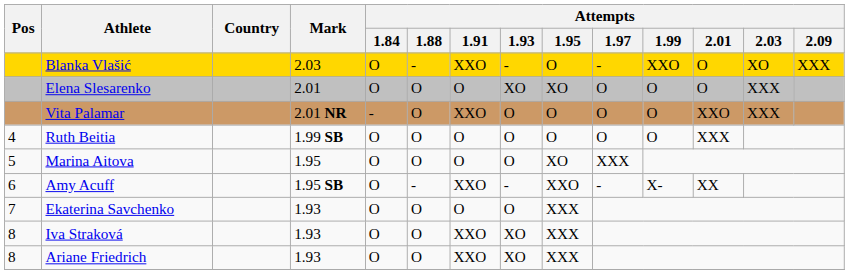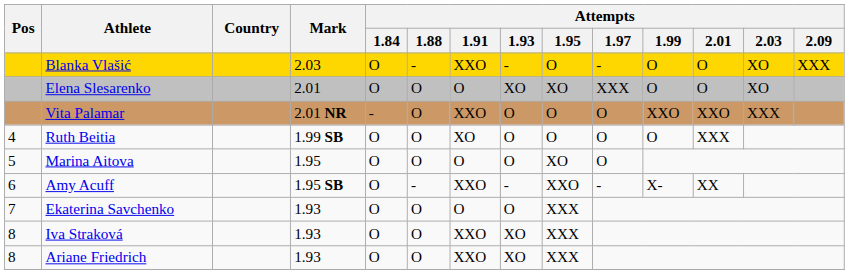(663, 64) XXO -> (652, 64) O
(602, 88) O -> (613, 88) XXX
(763, 88) XXX -> (758, 88) XO
(652, 112) O -> (663, 112) XXO
(459, 137) O -> (464, 137) XO
(613, 161) XXX -> (602, 161) O
